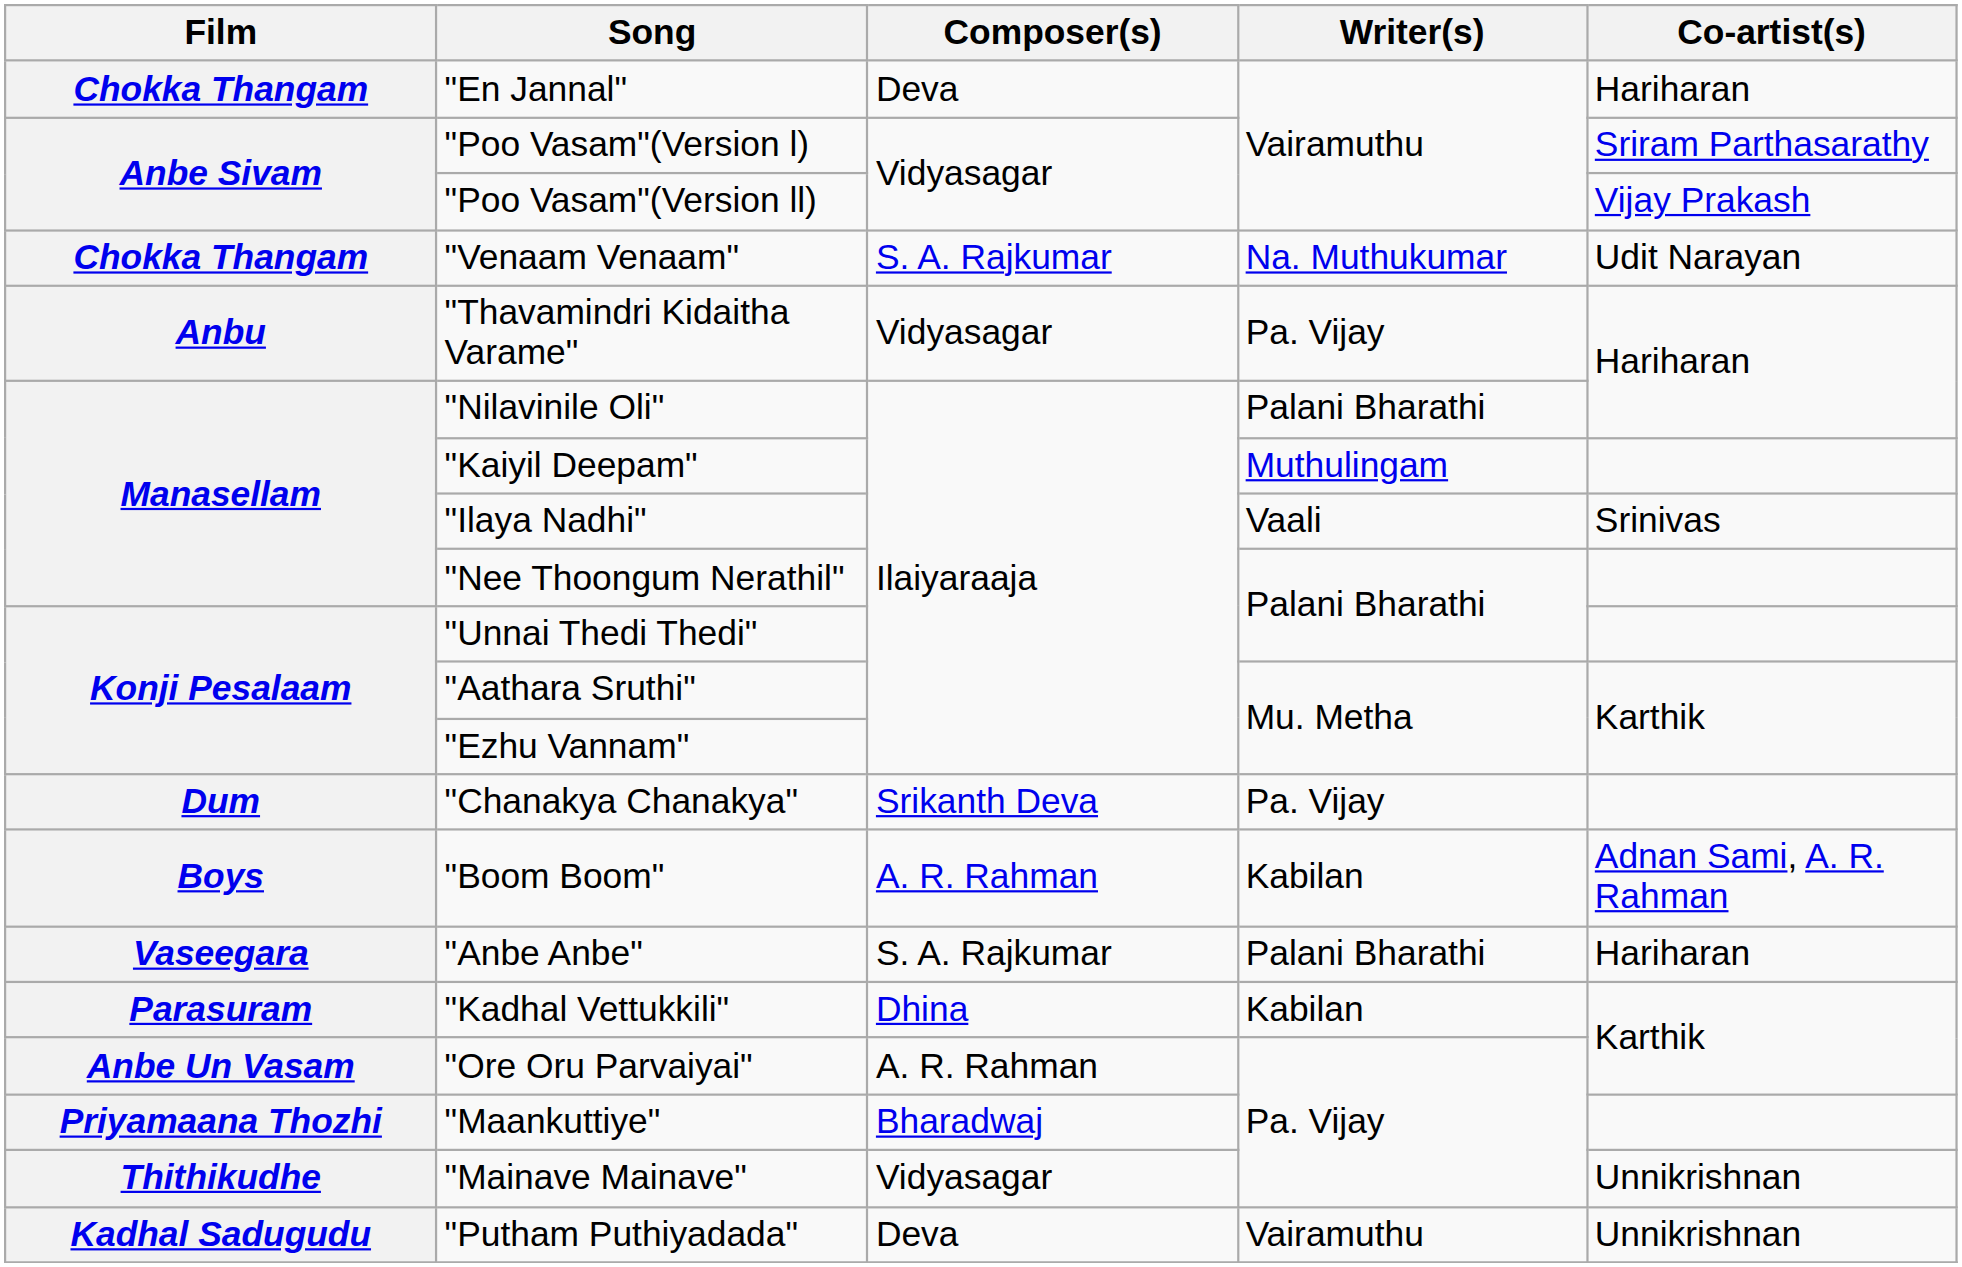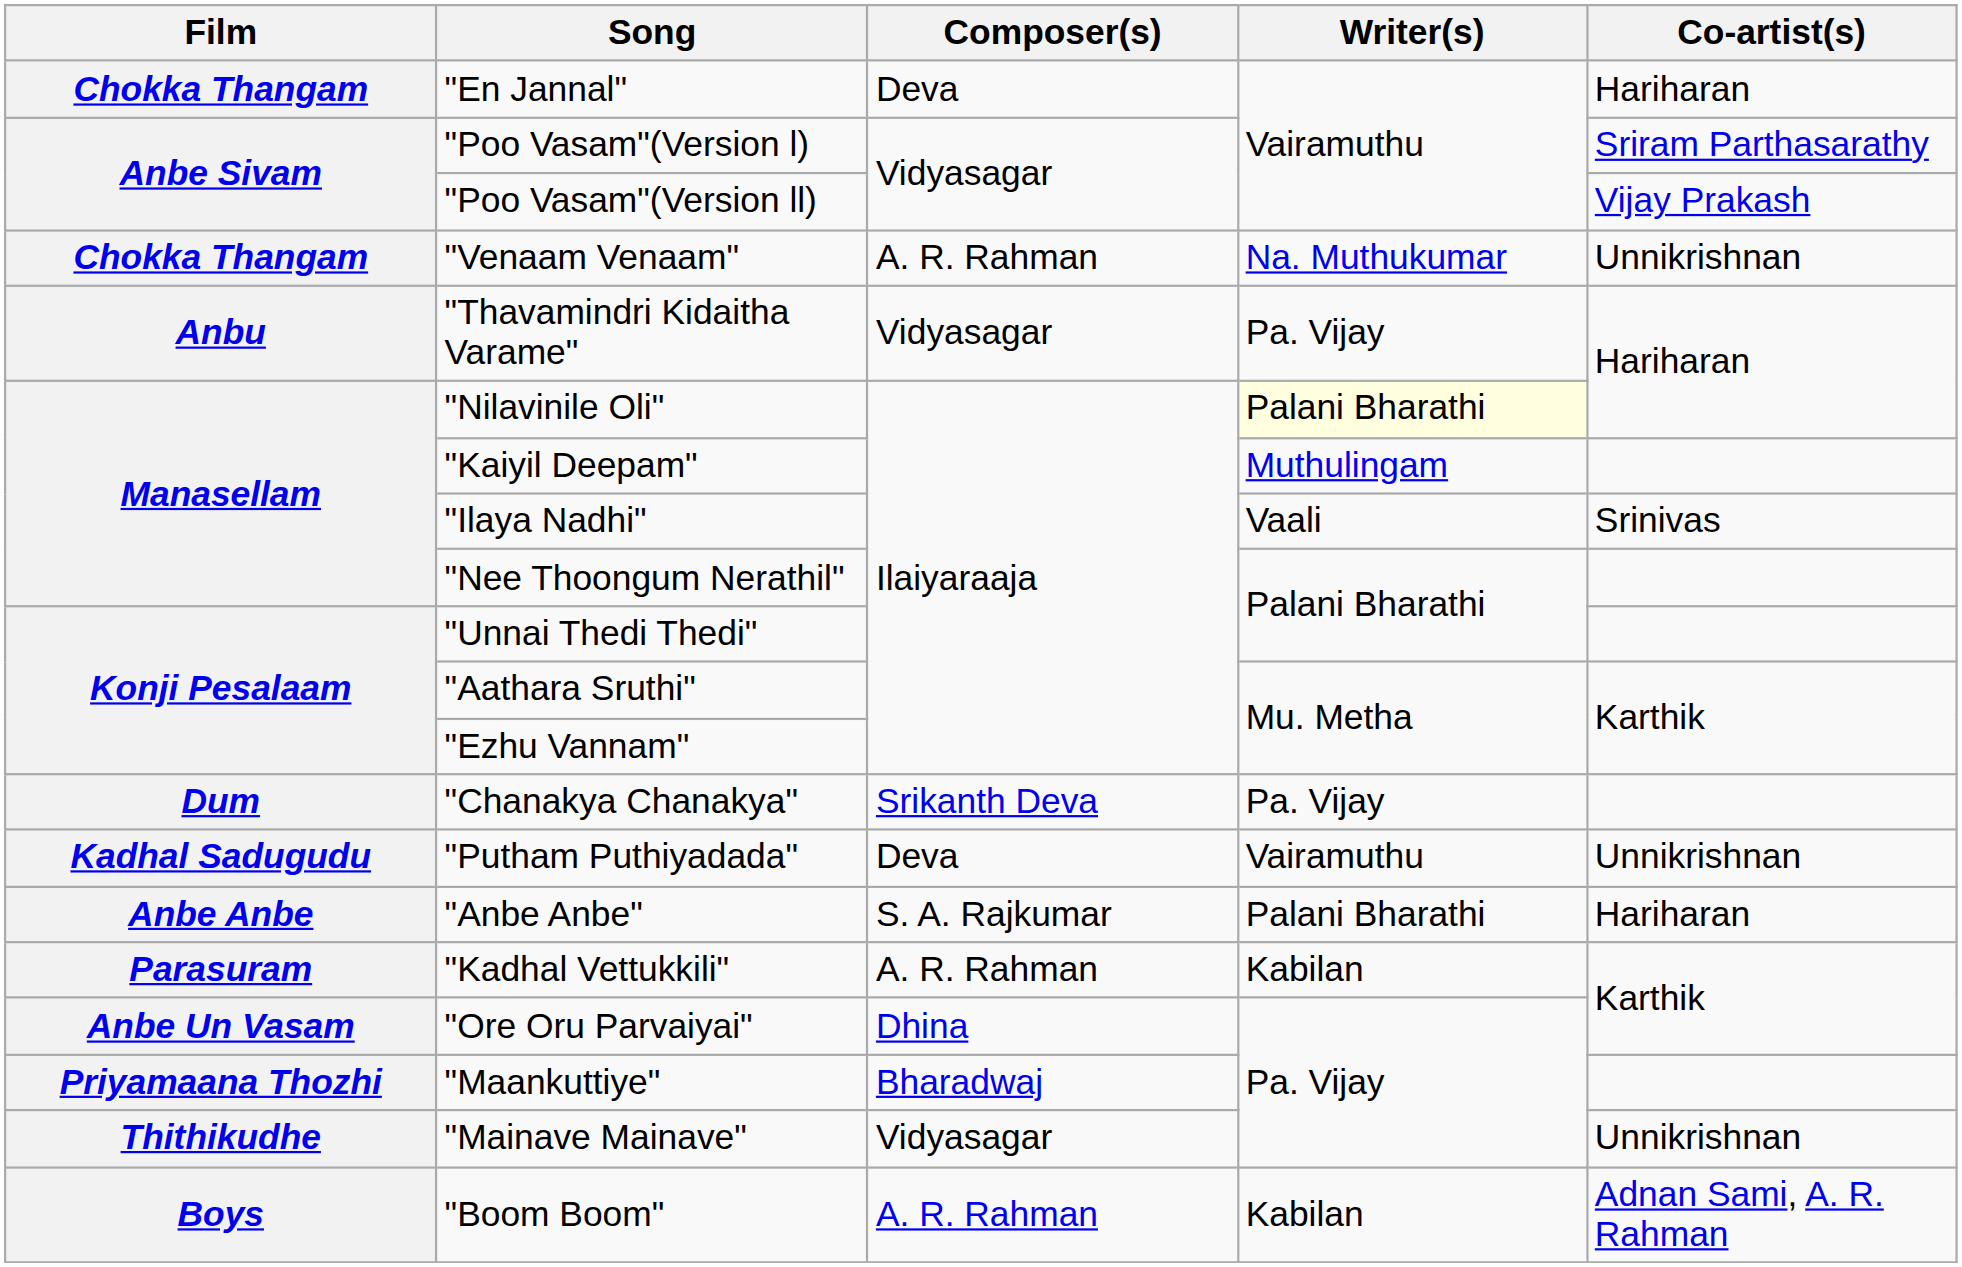(994, 256) S. A. Rajkumar -> (987, 256) A. R. Rahman
(1698, 256) Udit Narayan -> (1698, 256) Unnikrishnan
(1366, 408) no background -> (1366, 408) lightyellow background
rows swapped: (621, 1233) <-> (554, 877)
(221, 953) Vaseegara -> (221, 913) Anbe Anbe
(922, 1009) Dhina -> (987, 969) A. R. Rahman
(987, 1065) A. R. Rahman -> (922, 1025) Dhina
